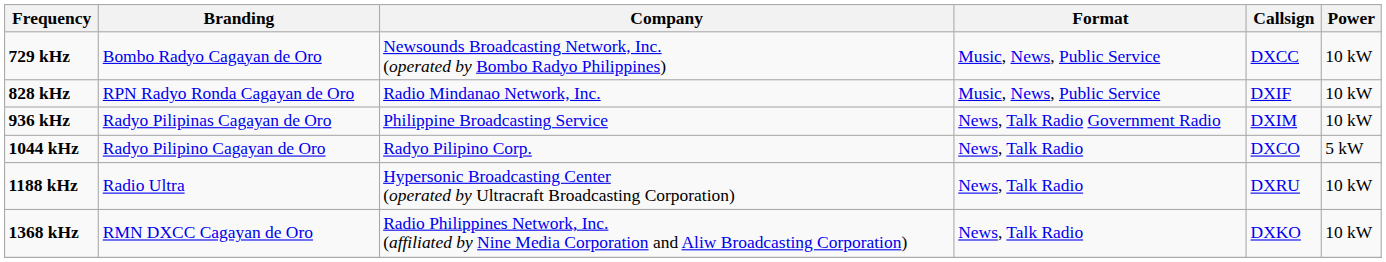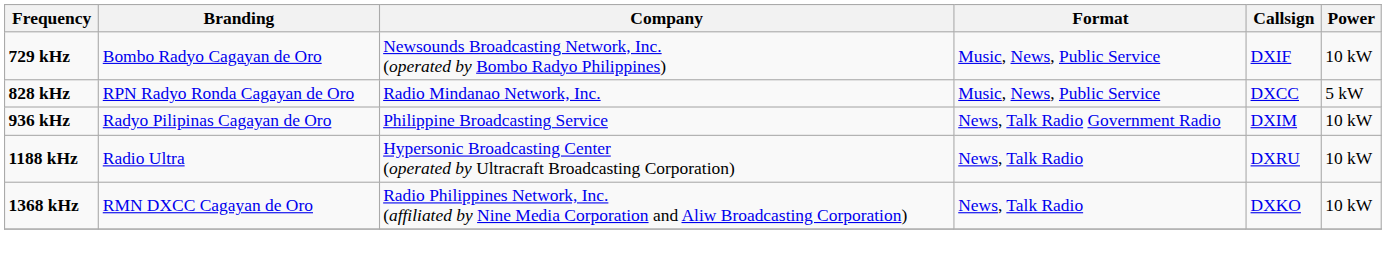(1275, 55) DXCC -> (1271, 55) DXIF
(1271, 93) DXIF -> (1275, 93) DXCC
(1349, 93) 10 kW -> (1344, 93) 5 kW
- row: (44, 148)
